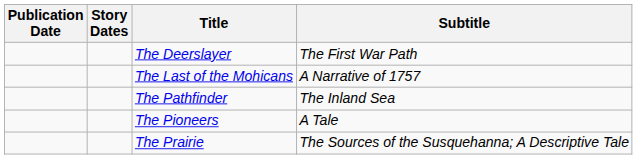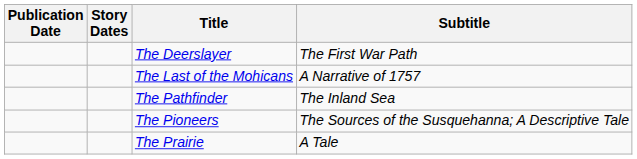(319, 120) A Tale -> (464, 120) The Sources of the Susquehanna; A Descriptive Tale
(464, 143) The Sources of the Susquehanna; A Descriptive Tale -> (319, 143) A Tale
